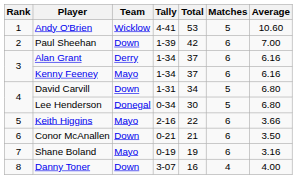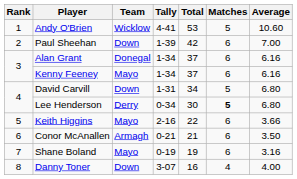(126, 58) Derry -> (132, 58) Donegal
(132, 105) Donegal -> (126, 105) Derry
(228, 105) normal -> (228, 105) bold
(127, 136) Down -> (131, 136) Armagh
